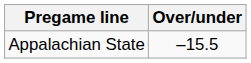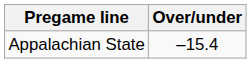(197, 44) –15.5 -> (197, 44) –15.4
